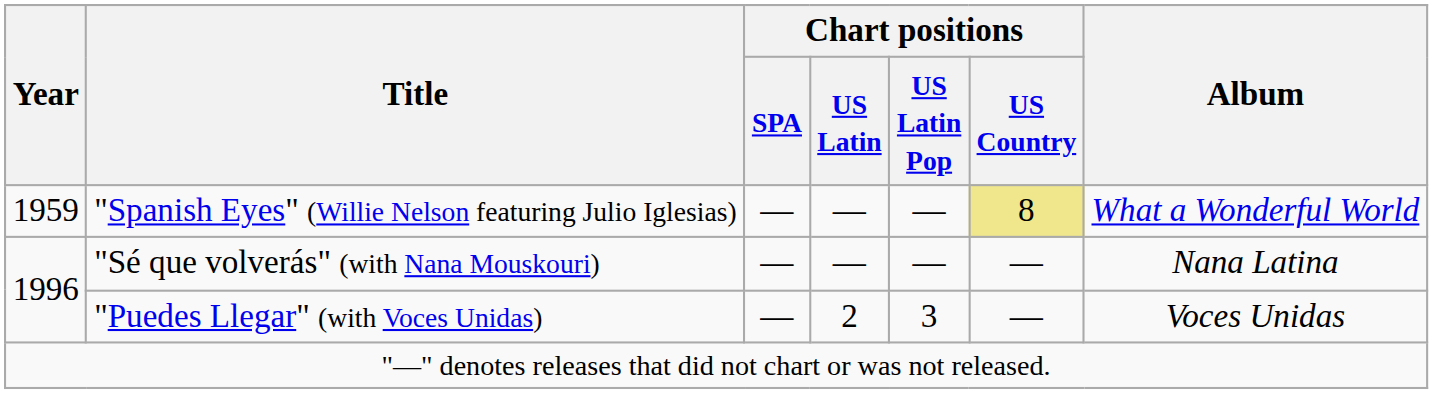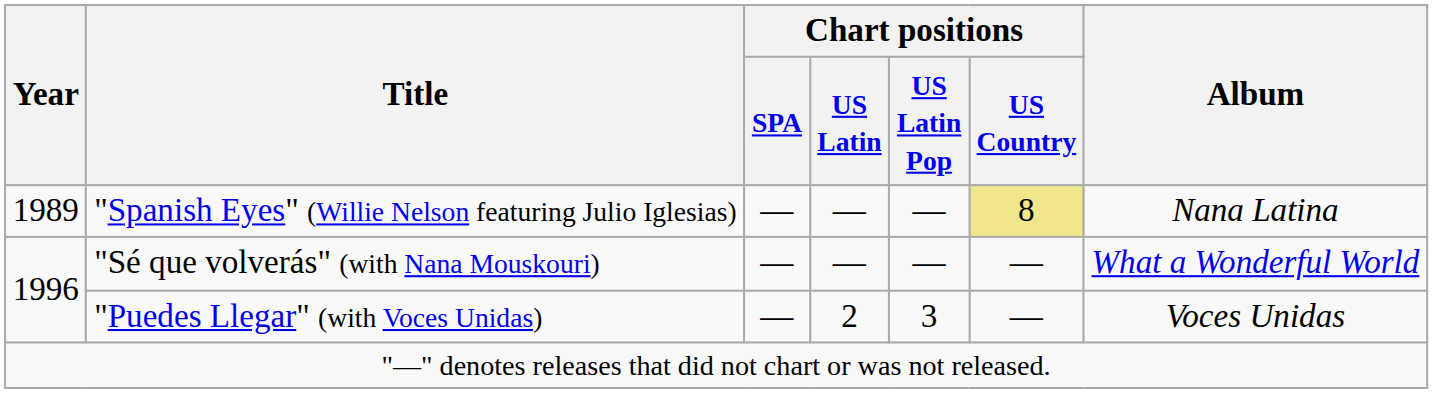(46, 210) 1959 -> (46, 210) 1989
(1255, 210) What a Wonderful World -> (1255, 210) Nana Latina
(1255, 262) Nana Latina -> (1255, 262) What a Wonderful World
